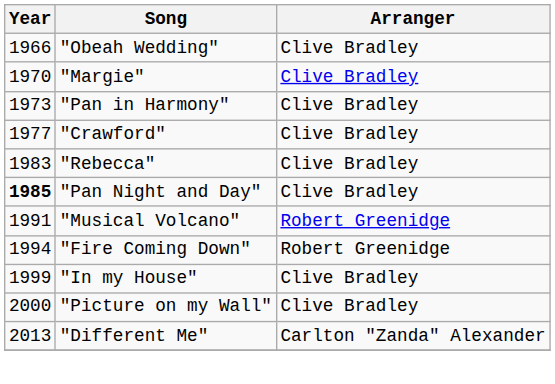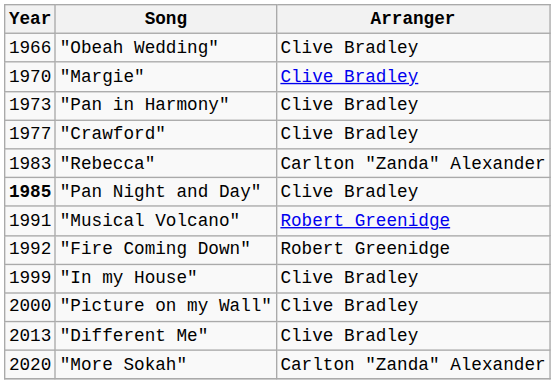(349, 163) Clive Bradley -> (413, 163) Carlton "Zanda" Alexander
(30, 250) 1994 -> (30, 250) 1992
(413, 336) Carlton "Zanda" Alexander -> (349, 336) Clive Bradley
+ row: (123, 365)
